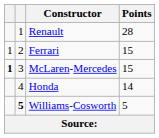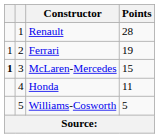(128, 50) 15 -> (128, 50) 19
(128, 86) 14 -> (127, 86) 11
(21, 105) bold -> (21, 105) normal
